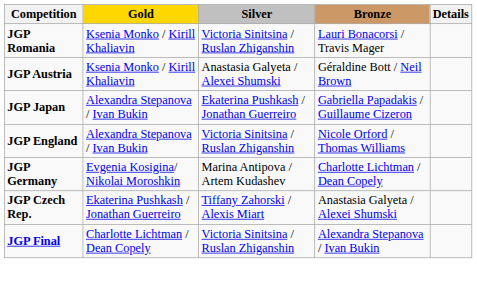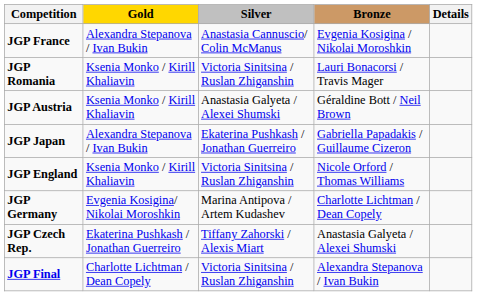+ row: (39, 40)
(139, 140) Alexandra Stepanova / Ivan Bukin -> (141, 174) Ksenia Monko / Kirill Khaliavin
